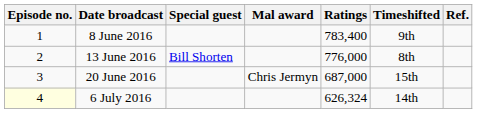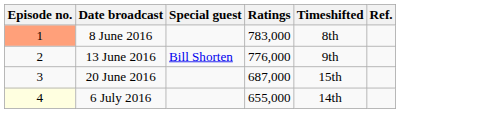- column: (283, 14)
(40, 35) no background -> (40, 35) lightsalmon background
(346, 35) 783,400 -> (269, 35) 783,000
(407, 35) 9th -> (330, 35) 8th
(407, 56) 8th -> (330, 56) 9th
(346, 98) 626,324 -> (269, 98) 655,000
